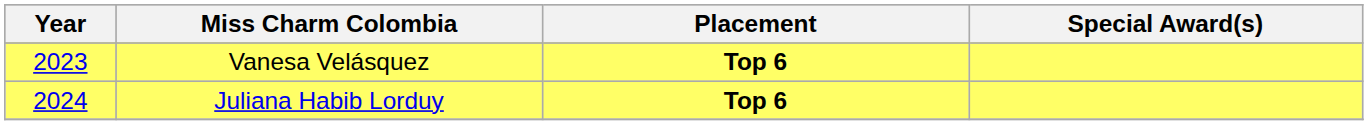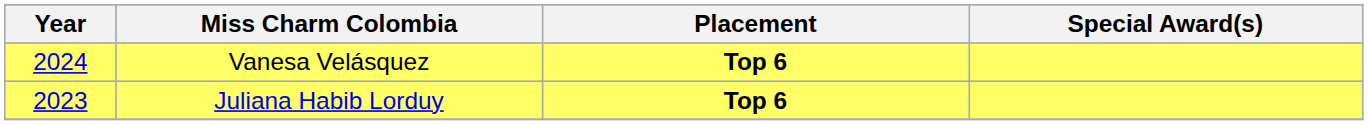(60, 62) 2023 -> (60, 62) 2024
(60, 99) 2024 -> (60, 99) 2023
